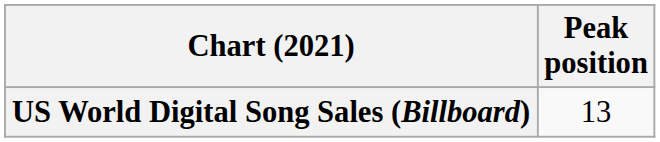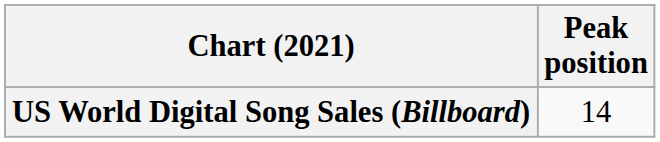(596, 111) 13 -> (596, 111) 14
